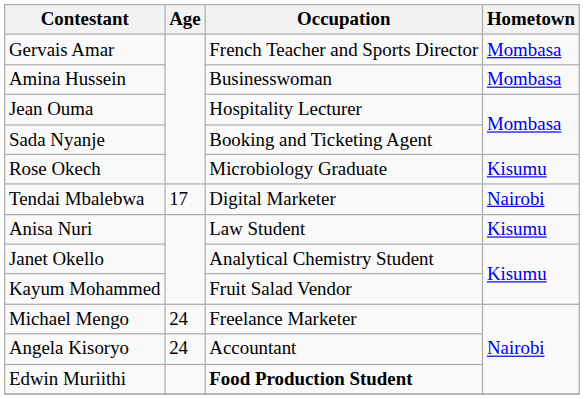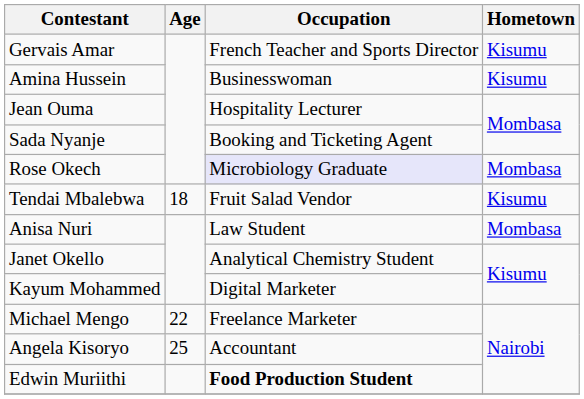(524, 49) Mombasa -> (517, 49) Kisumu
(524, 79) Mombasa -> (517, 79) Kisumu
(298, 169) no background -> (298, 169) lavender background
(517, 169) Kisumu -> (524, 169) Mombasa
(179, 199) 17 -> (179, 199) 18
(273, 199) Digital Marketer -> (280, 199) Fruit Salad Vendor
(516, 199) Nairobi -> (517, 199) Kisumu
(517, 229) Kisumu -> (524, 229) Mombasa
(280, 288) Fruit Salad Vendor -> (273, 288) Digital Marketer
(179, 318) 24 -> (179, 318) 22
(179, 348) 24 -> (179, 348) 25
